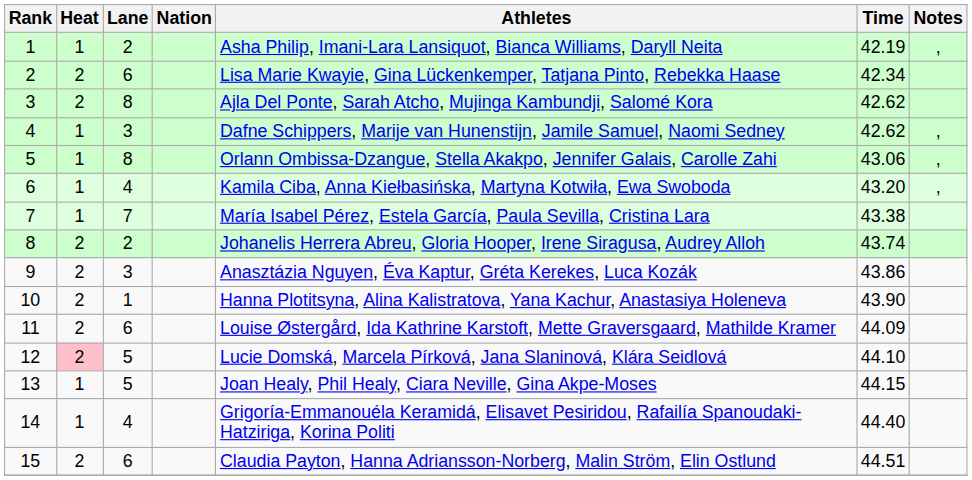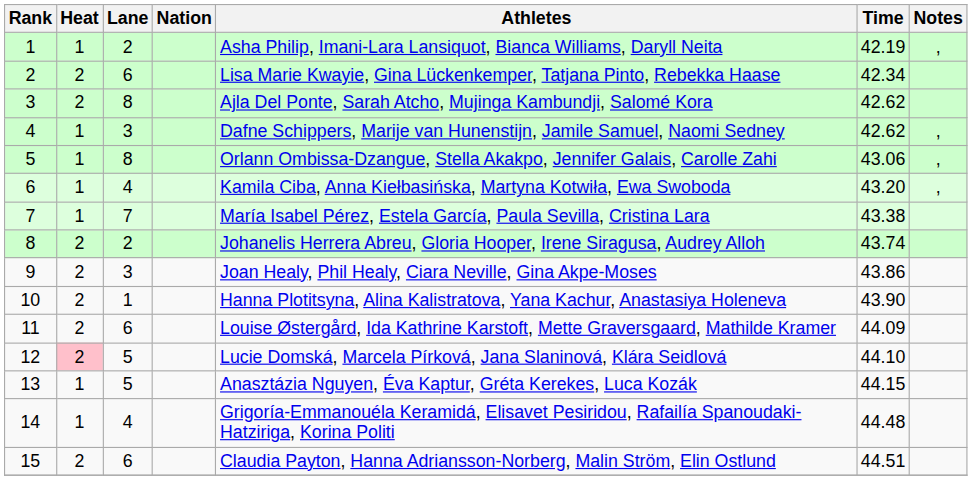(458, 272) Anasztázia Nguyen, Éva Kaptur, Gréta Kerekes, Luca Kozák -> (438, 272) Joan Healy, Phil Healy, Ciara Neville, Gina Akpe-Moses
(438, 384) Joan Healy, Phil Healy, Ciara Neville, Gina Akpe-Moses -> (458, 384) Anasztázia Nguyen, Éva Kaptur, Gréta Kerekes, Luca Kozák
(883, 422) 44.40 -> (883, 422) 44.48
